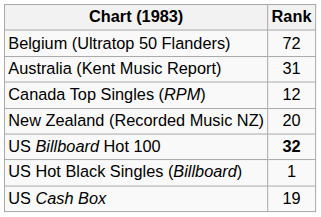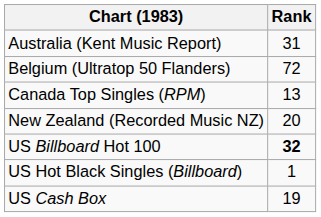rows swapped: (115, 69) <-> (119, 43)
(292, 95) 12 -> (292, 95) 13
